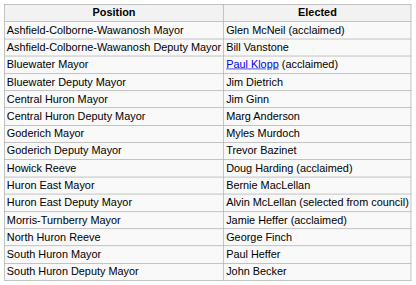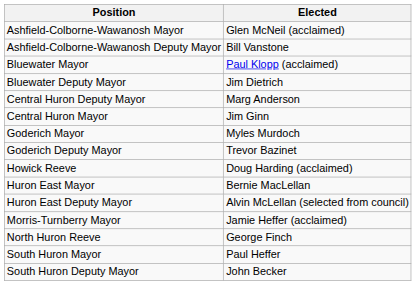rows swapped: (57, 99) <-> (76, 116)
